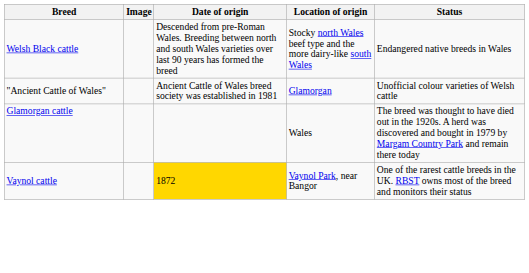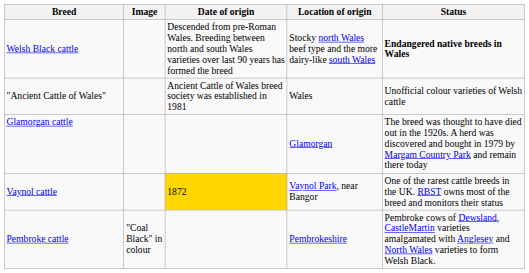(444, 48) normal -> (443, 48) bold
(310, 91) Glamorgan -> (301, 96) Wales
(300, 133) Wales -> (311, 144) Glamorgan
+ row: (38, 239)
